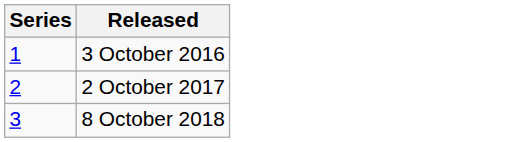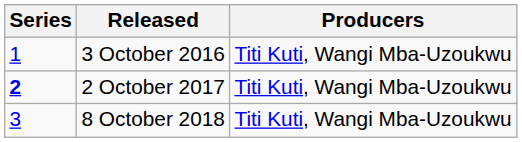+ column: (373, 20)
(15, 86) normal -> (15, 86) bold
